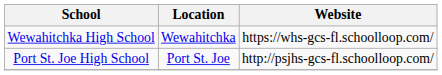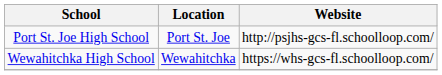rows swapped: (81, 59) <-> (81, 37)
